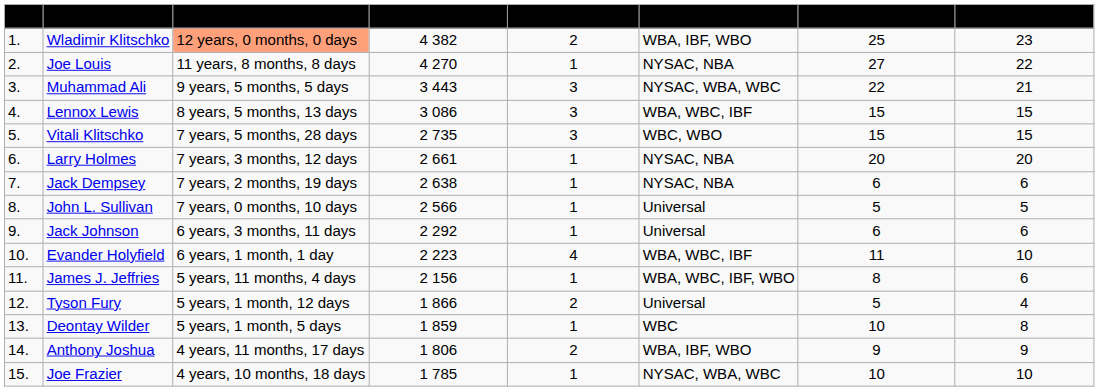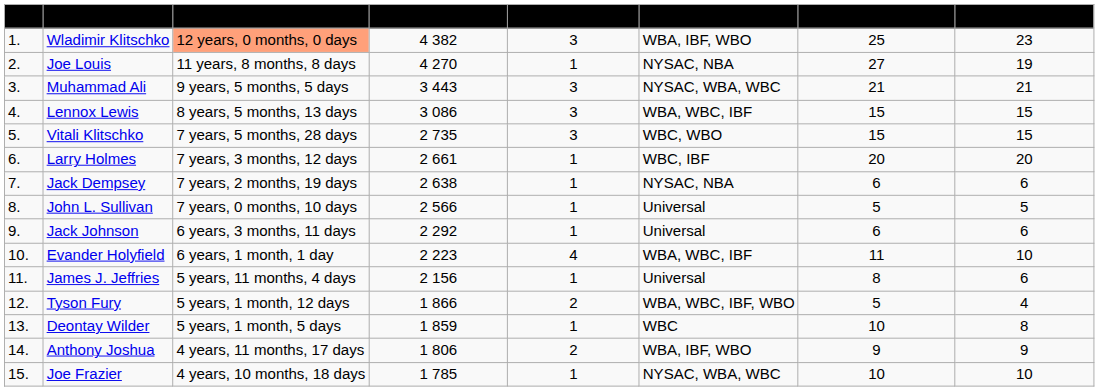(574, 40) 2 -> (574, 40) 3
(1024, 64) 22 -> (1024, 64) 19
(877, 87) 22 -> (877, 87) 21
(688, 159) NYSAC, NBA -> (676, 159) WBC, IBF
(719, 278) WBA, WBC, IBF, WBO -> (674, 278) Universal
(674, 302) Universal -> (719, 302) WBA, WBC, IBF, WBO
